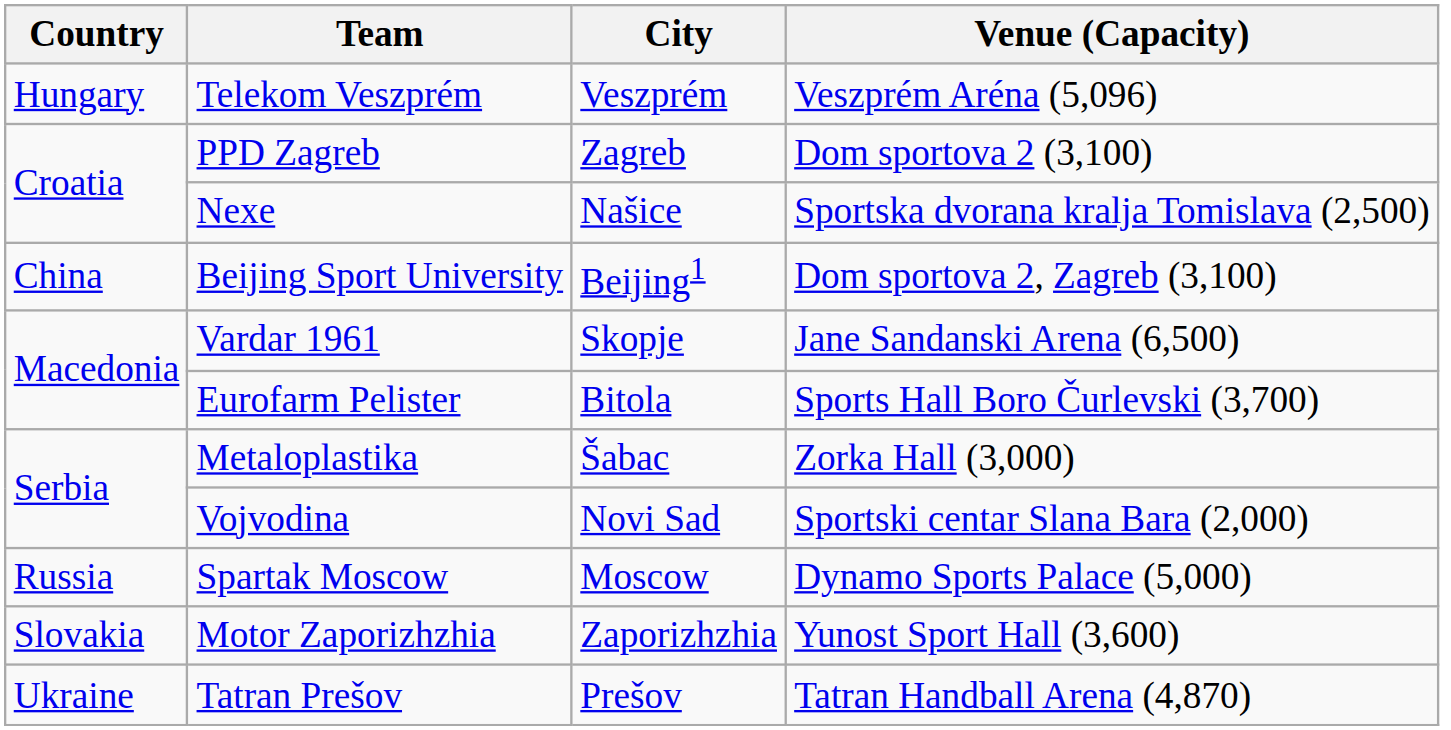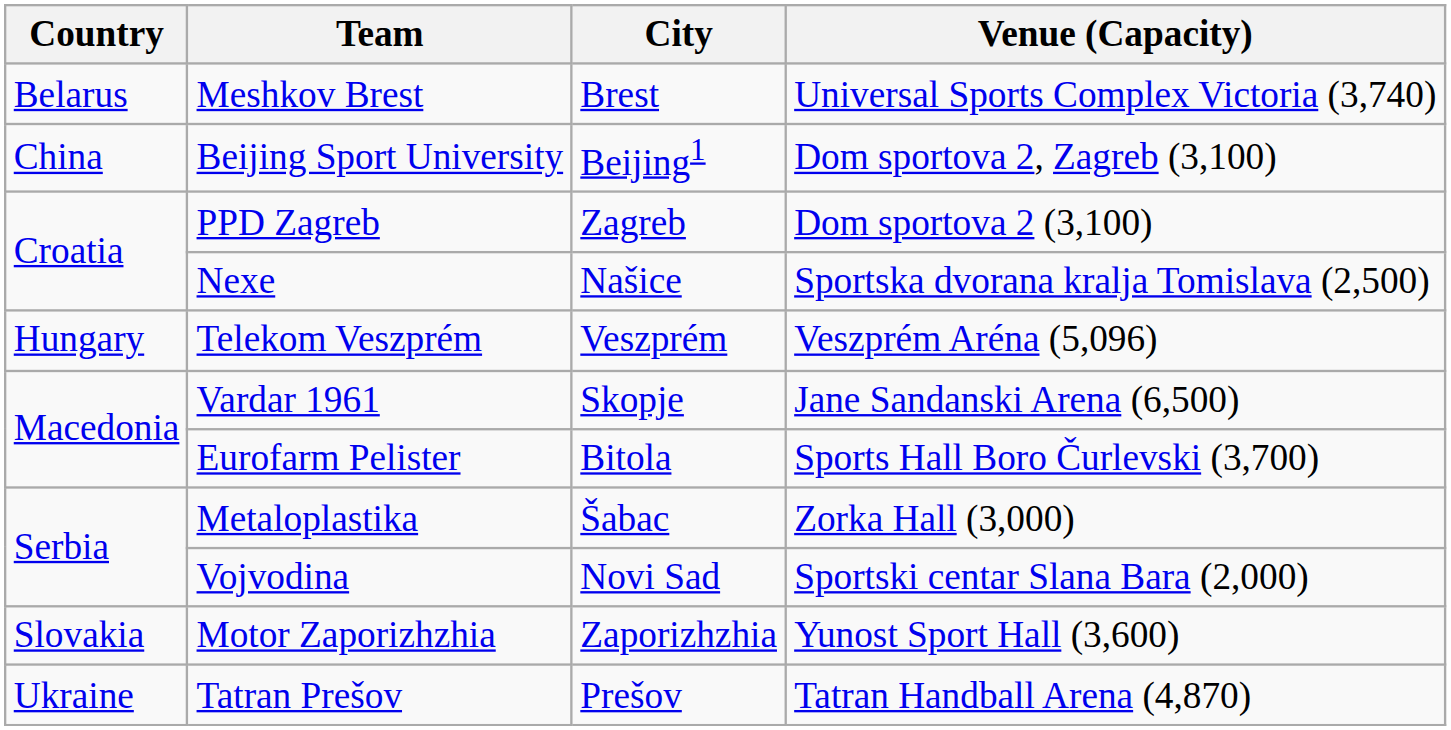+ row: (310, 93)
rows swapped: (380, 275) <-> (339, 93)
- row: (322, 576)
